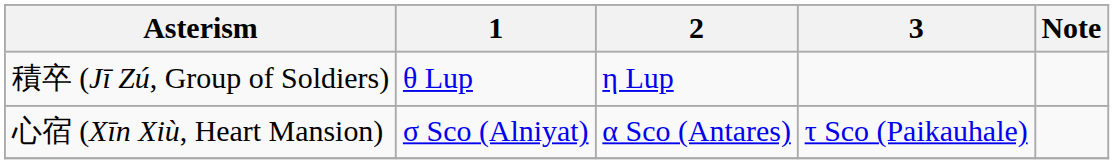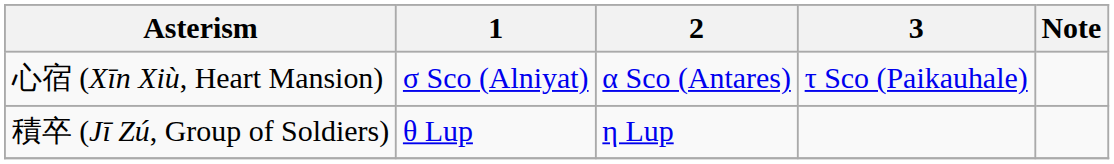rows swapped: (198, 130) <-> (200, 77)
